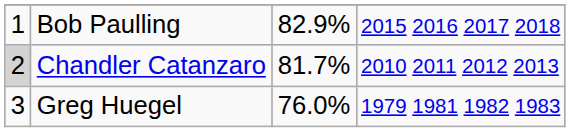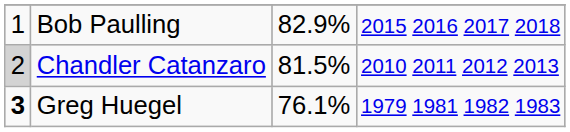(314, 65) 81.7% -> (314, 65) 81.5%
(18, 106) normal -> (18, 106) bold
(314, 106) 76.0% -> (314, 106) 76.1%
